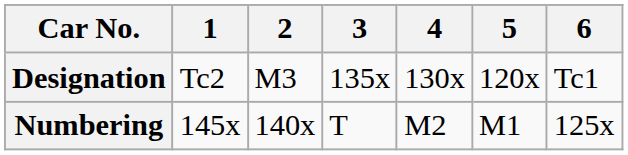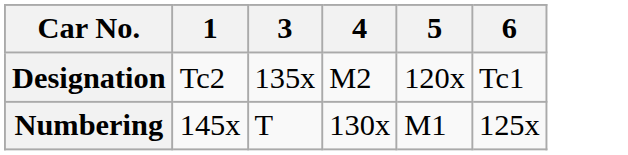- column: (285, 28)
(435, 76) 130x -> (350, 76) M2
(425, 125) M2 -> (360, 125) 130x
